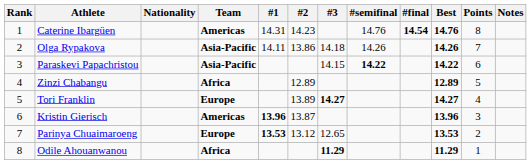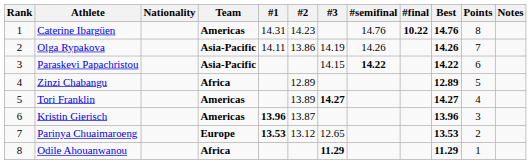(416, 30) 14.54 -> (416, 30) 10.22
(332, 47) 14.18 -> (332, 47) 14.19
(218, 99) Europe -> (223, 99) Americas
